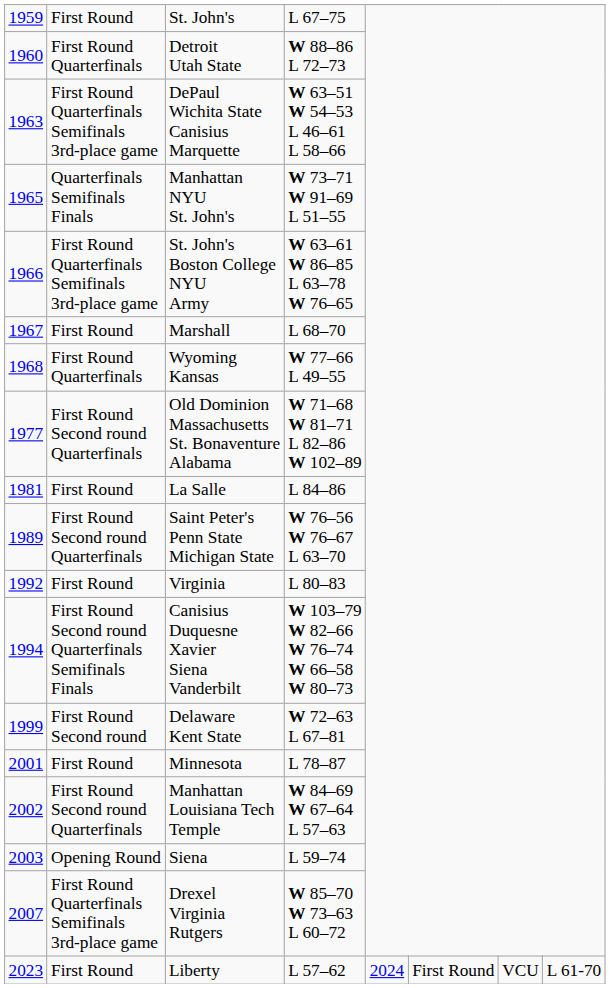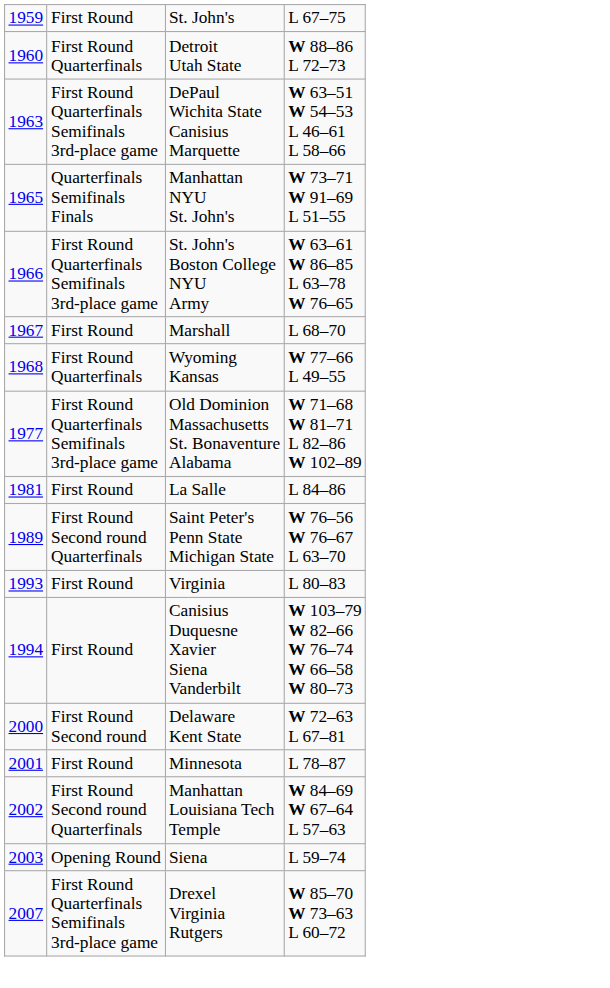(99, 433) First Round Second round Quarterfinals -> (105, 433) First Round Quarterfinals Semifinals 3rd-place game
(26, 583) 1992 -> (26, 583) 1993
(99, 650) First Round Second round Quarterfinals Semifinals Finals -> (92, 650) First Round
(26, 726) 1999 -> (26, 726) 2000
- row: (194, 970)
